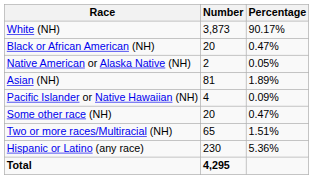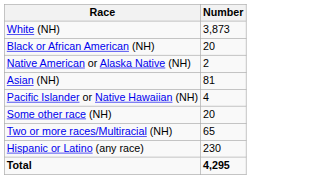- column: (277, 13)
